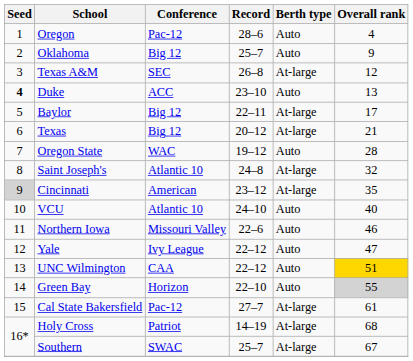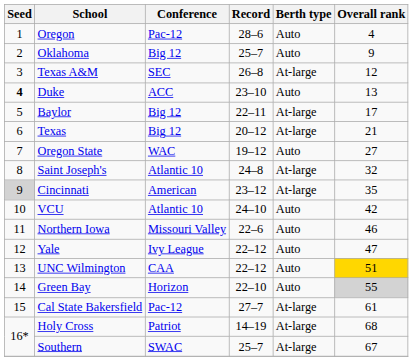(371, 151) 28 -> (371, 151) 27
(371, 209) 40 -> (371, 209) 42
